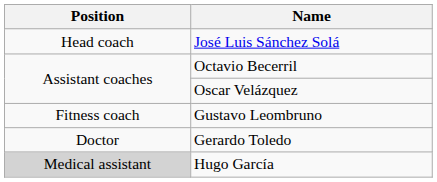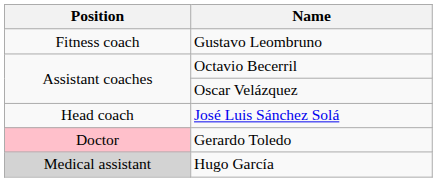rows swapped: (267, 41) <-> (258, 115)
(97, 139) no background -> (97, 139) pink background
